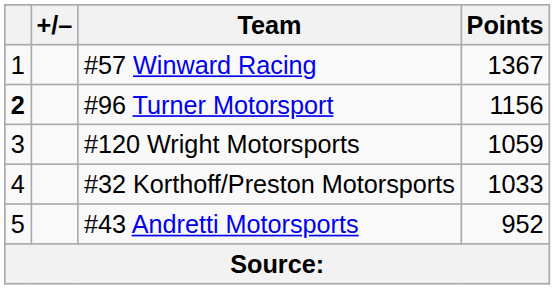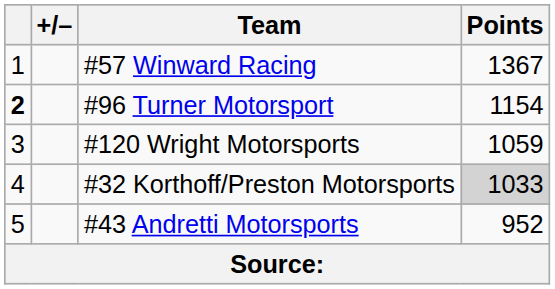(517, 105) 1156 -> (517, 105) 1154
(516, 185) no background -> (516, 185) lightgrey background
